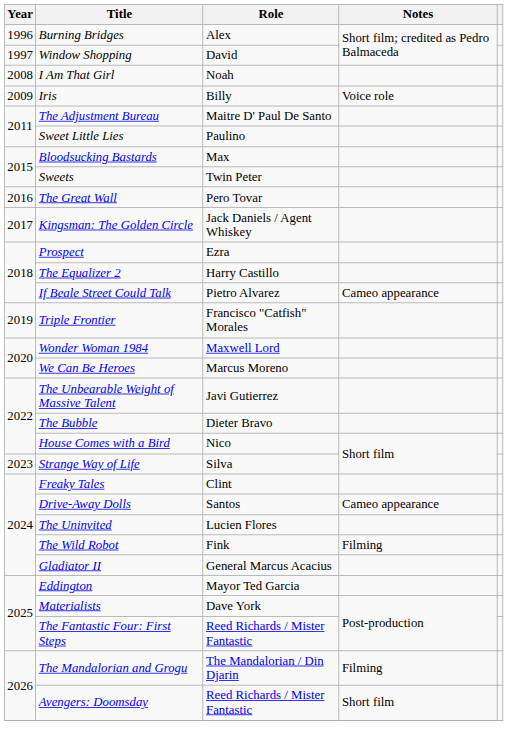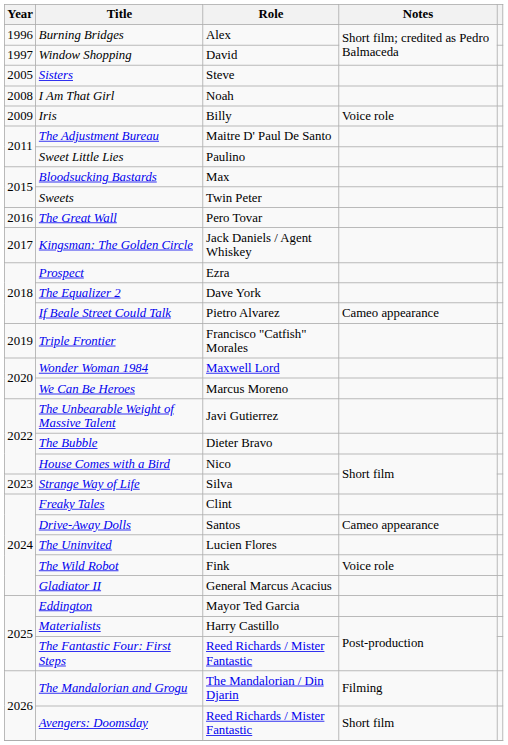+ row: (56, 75)
(242, 272) Harry Castillo -> (233, 292) Dave York
(362, 545) Filming -> (368, 565) Voice role
(233, 605) Dave York -> (242, 626) Harry Castillo
